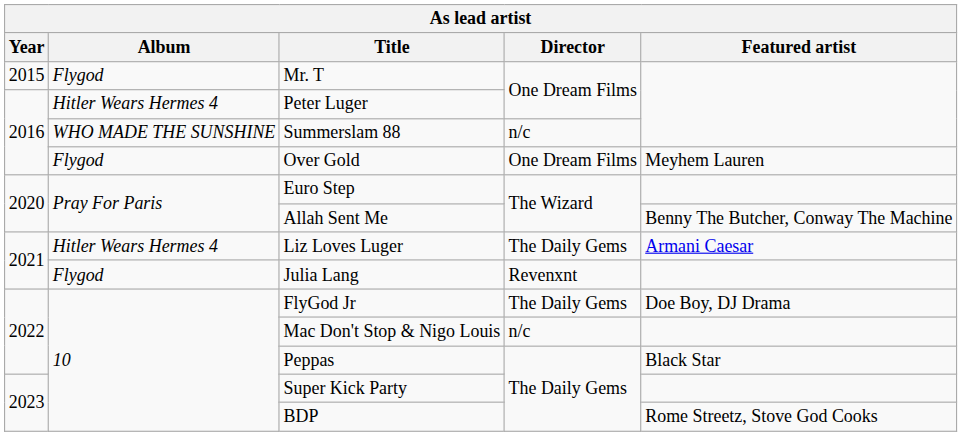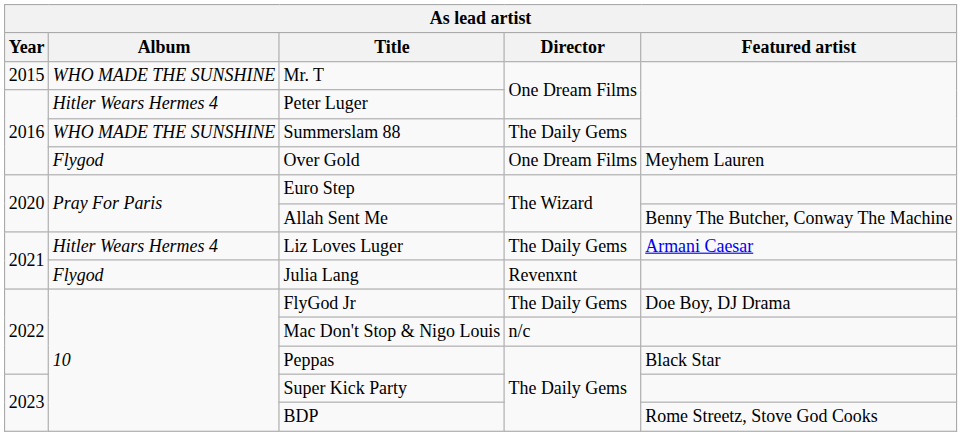(78, 75) Flygod -> (164, 75) WHO MADE THE SUNSHINE
(520, 132) n/c -> (568, 132) The Daily Gems
